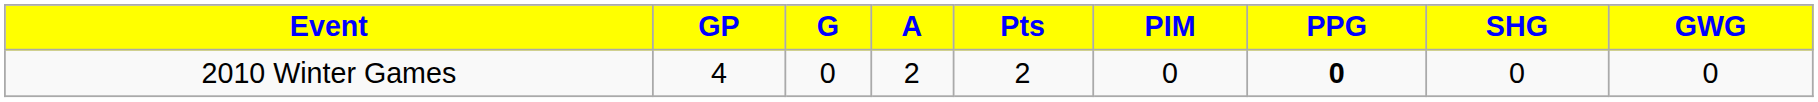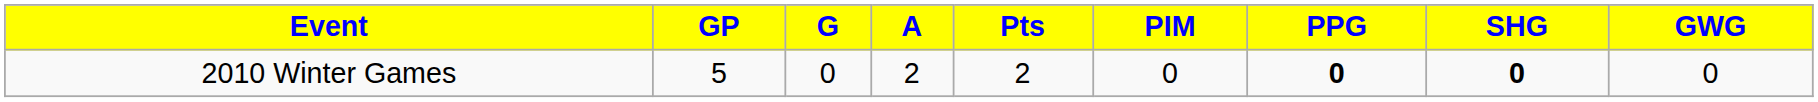(719, 72) 4 -> (719, 72) 5
(1517, 72) normal -> (1517, 72) bold
